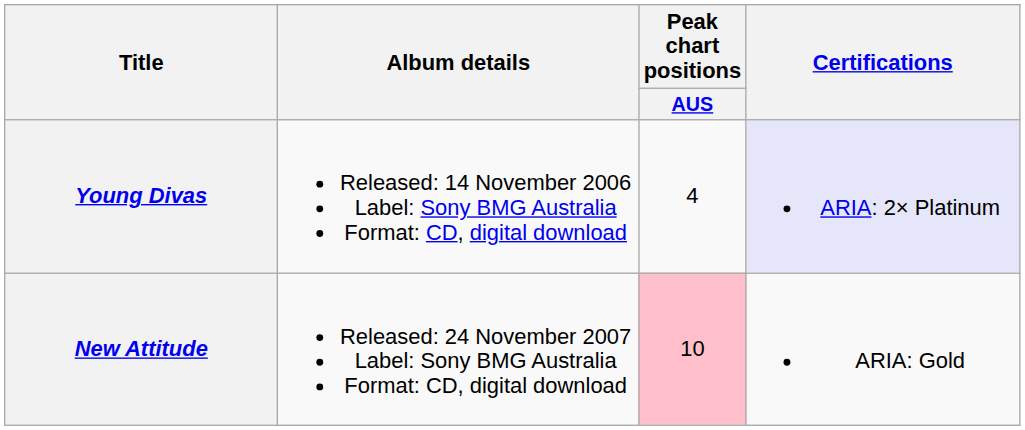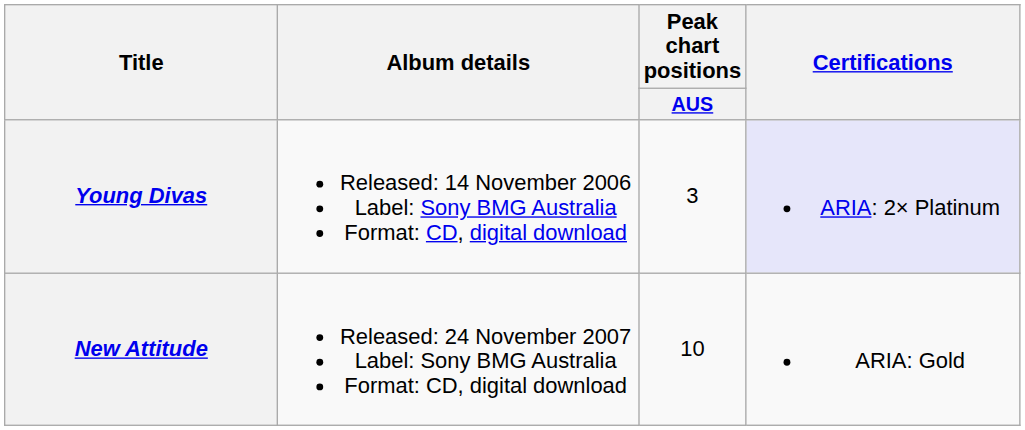(692, 196) 4 -> (692, 196) 3
(692, 348) pink background -> (692, 348) no background
